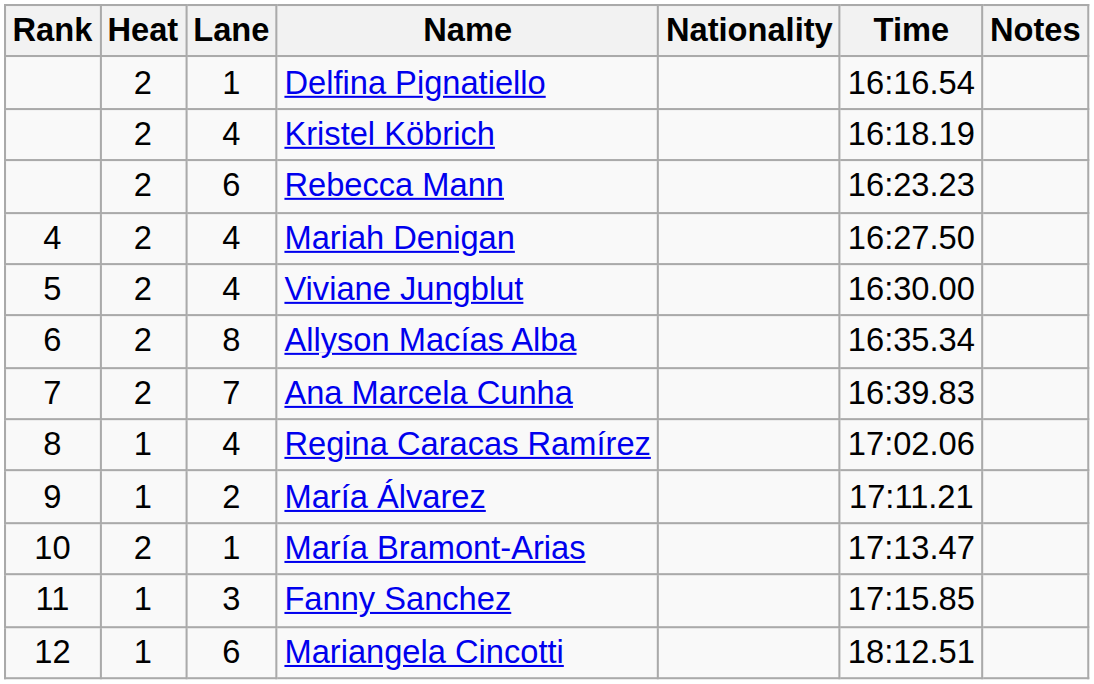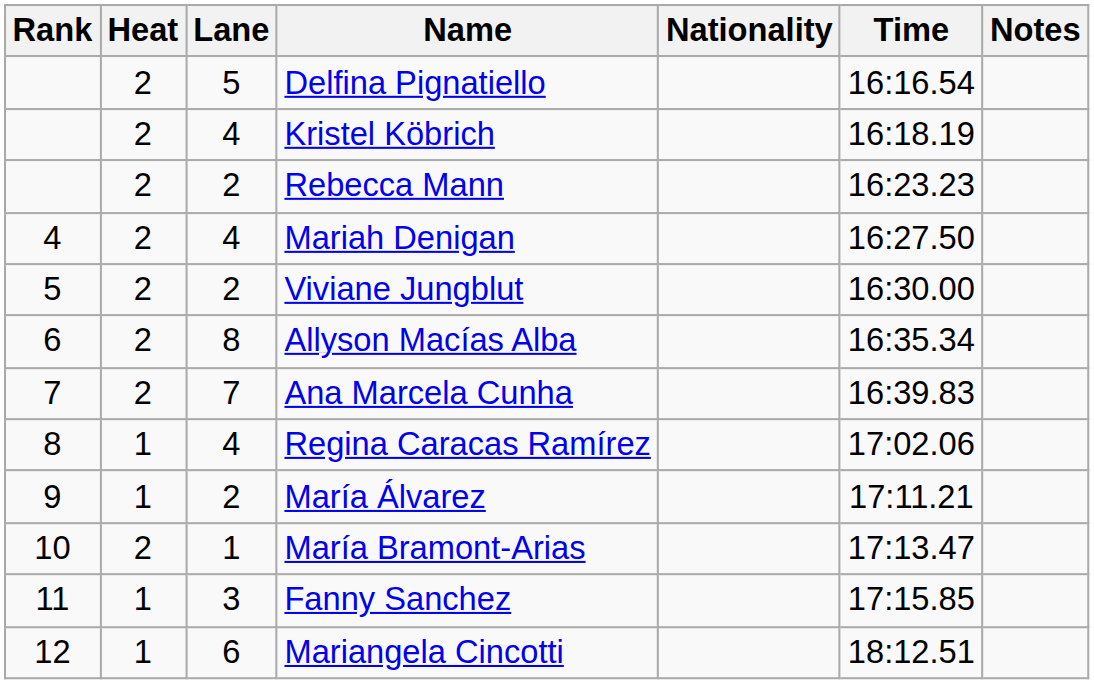(231, 82) 1 -> (231, 82) 5
(231, 185) 6 -> (231, 185) 2
(231, 289) 4 -> (231, 289) 2
